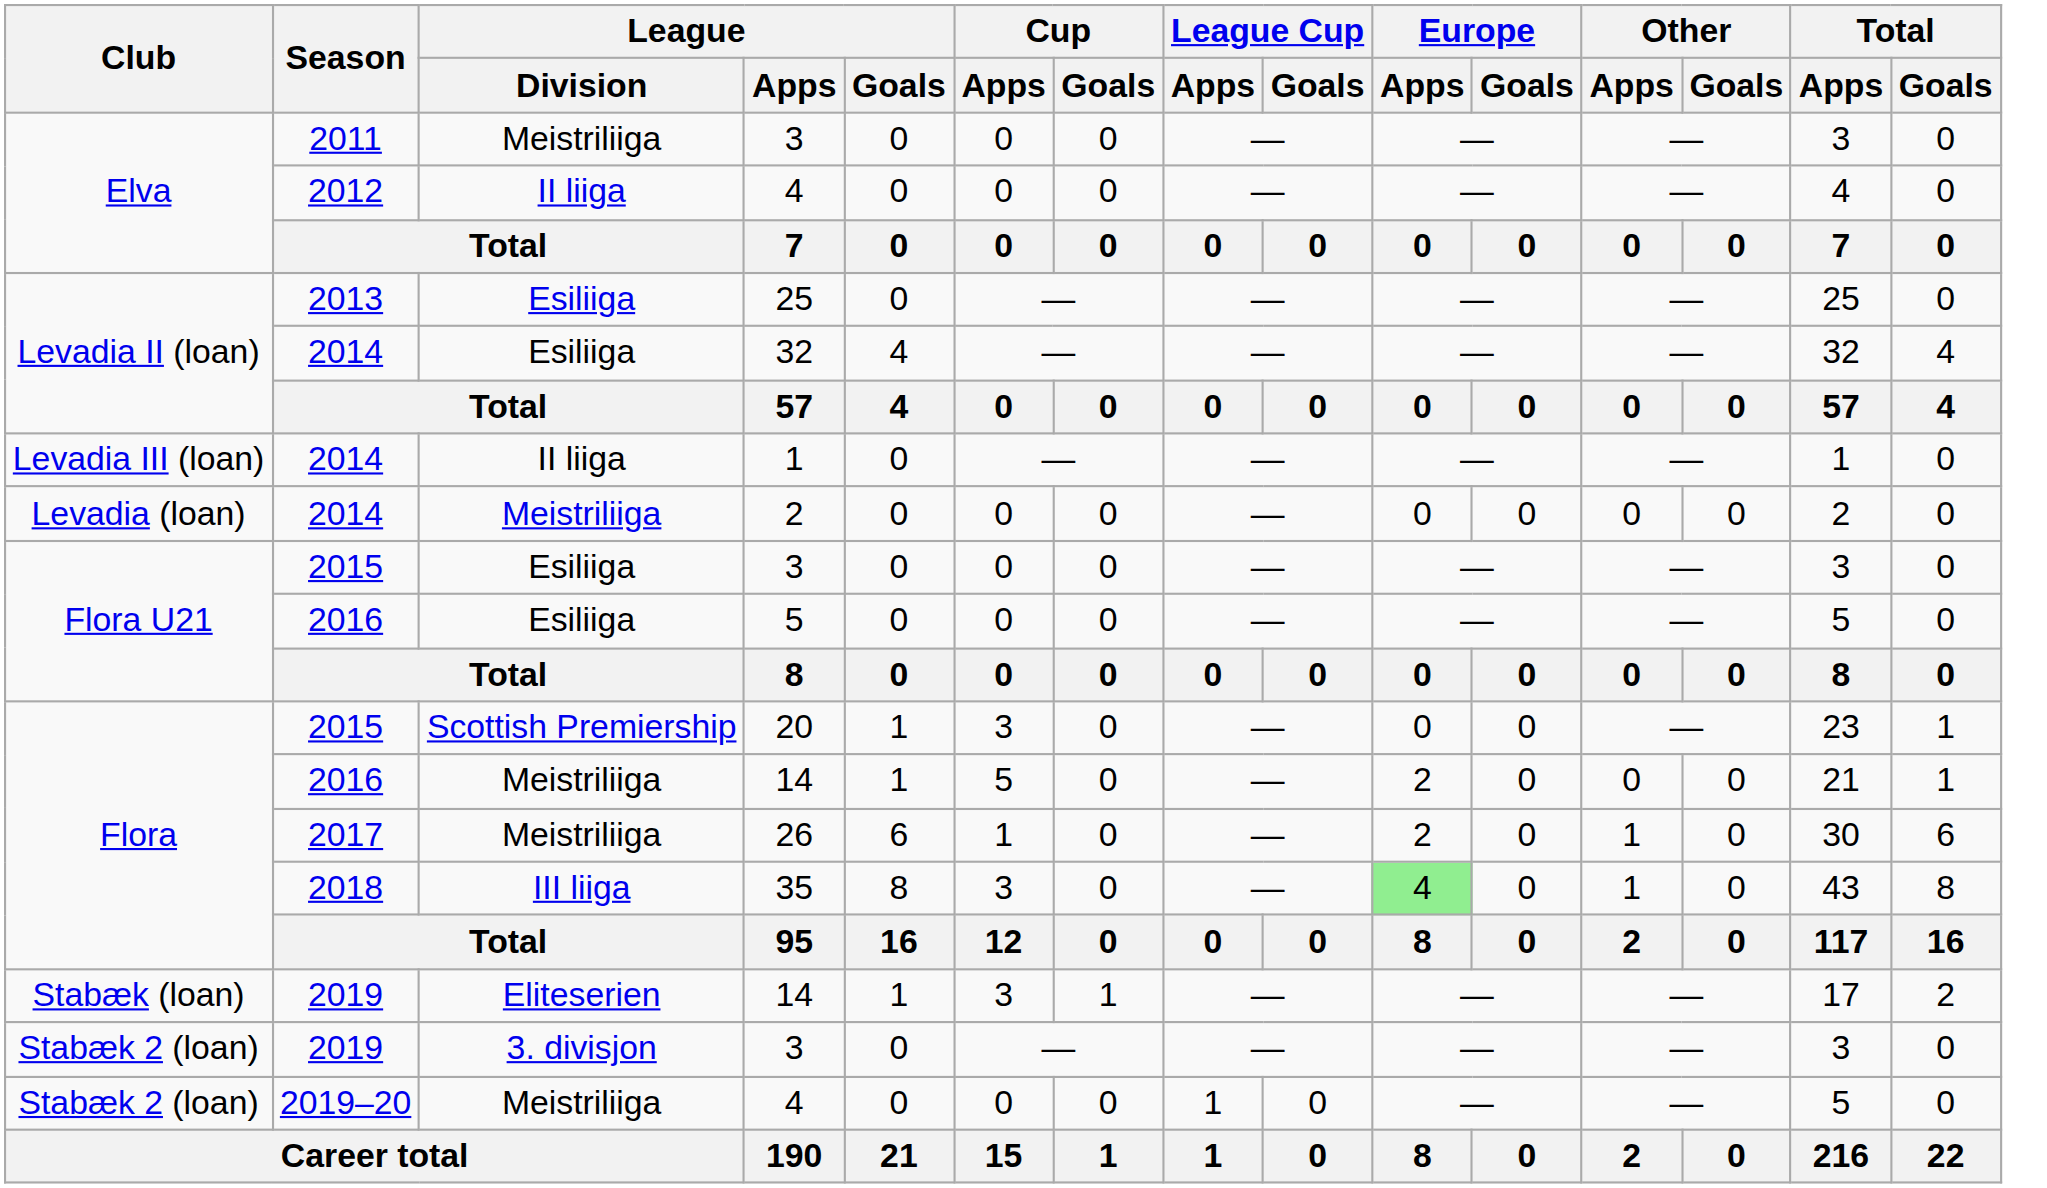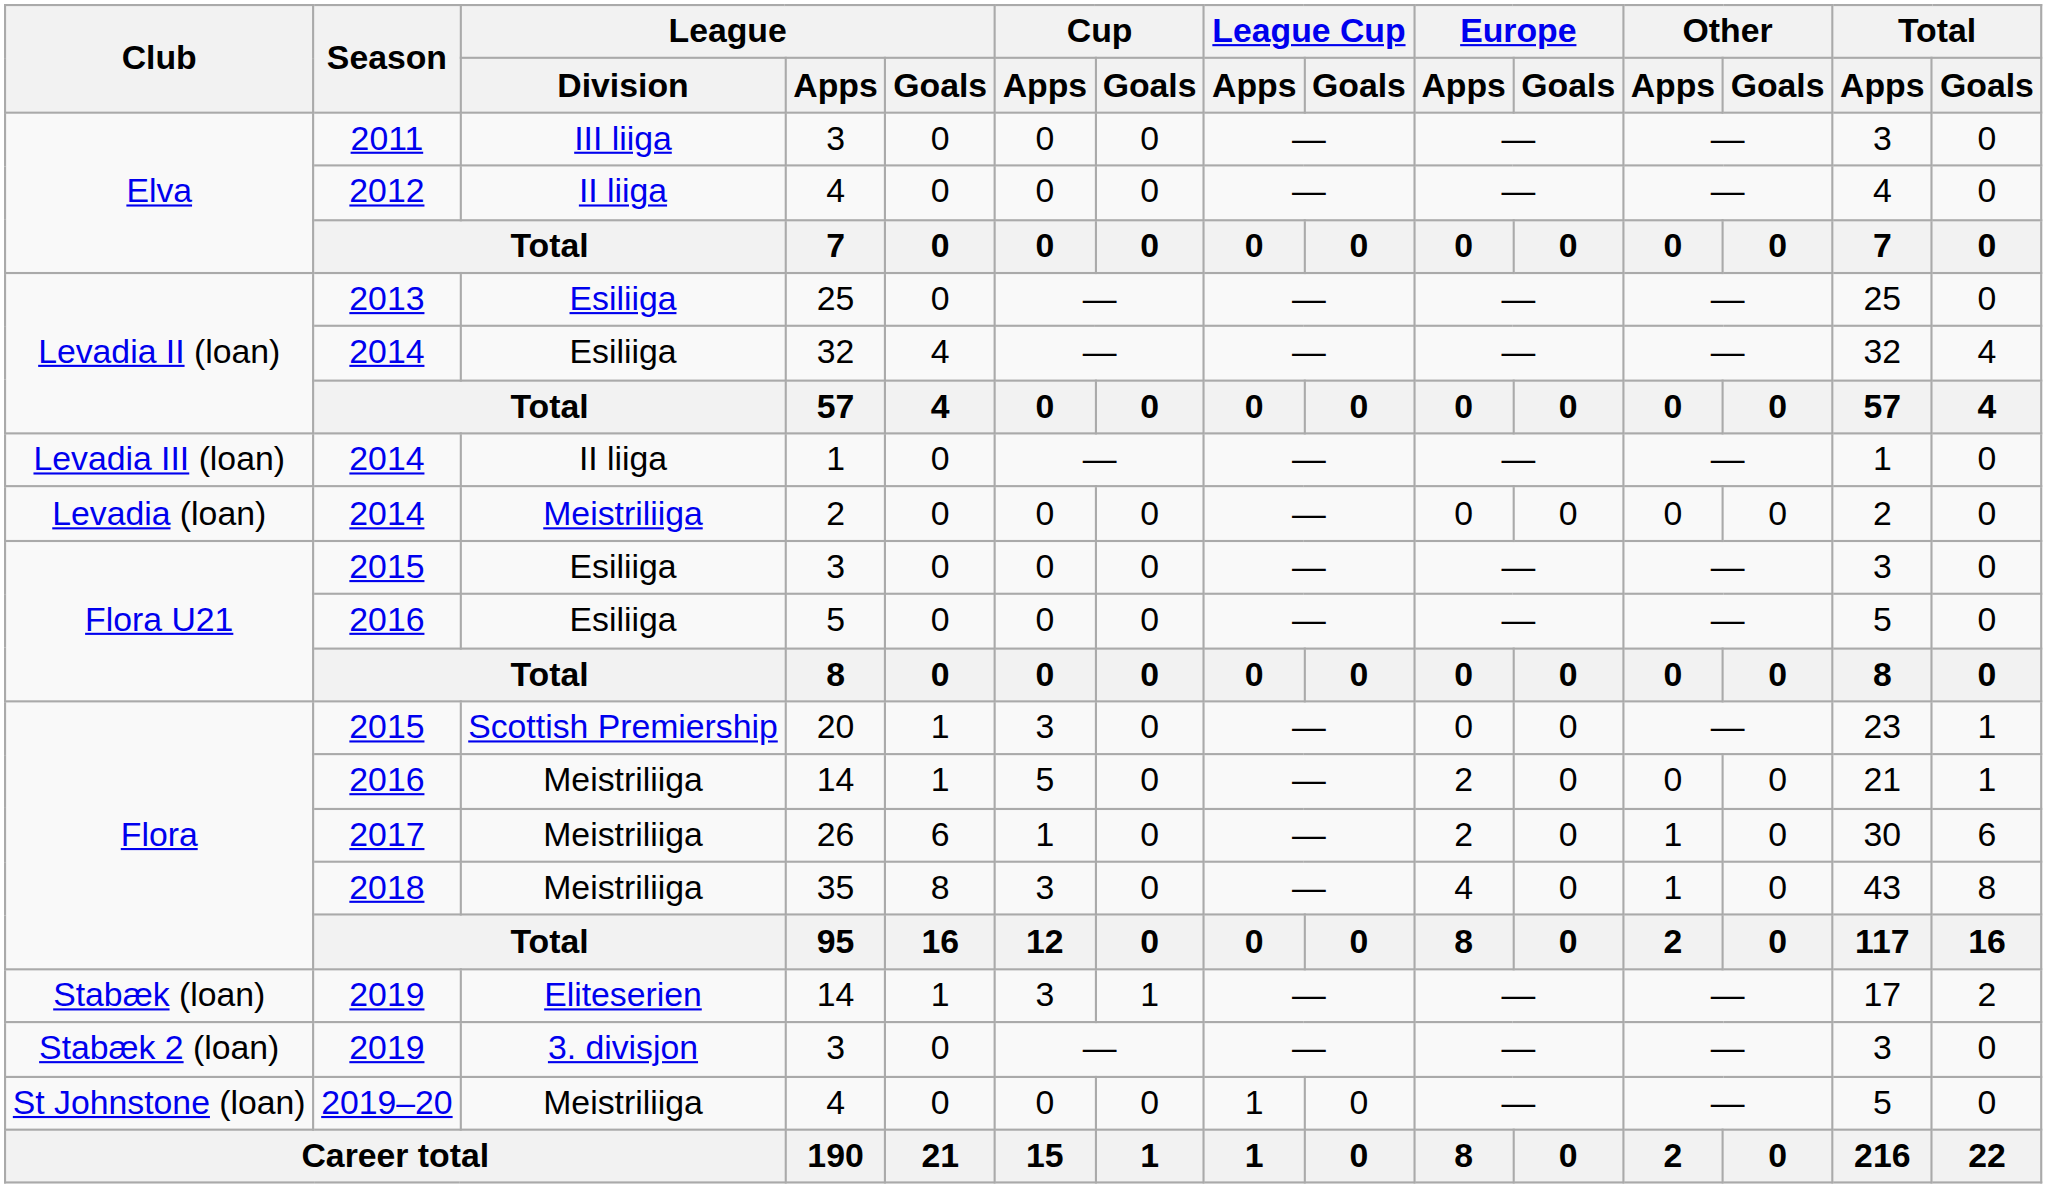(582, 138) Meistriliiga -> (623, 138) III liiga
(582, 887) III liiga -> (623, 887) Meistriliiga
(1422, 887) lightgreen background -> (1464, 887) no background
(139, 1102) Stabæk 2 (loan) -> (159, 1102) St Johnstone (loan)
